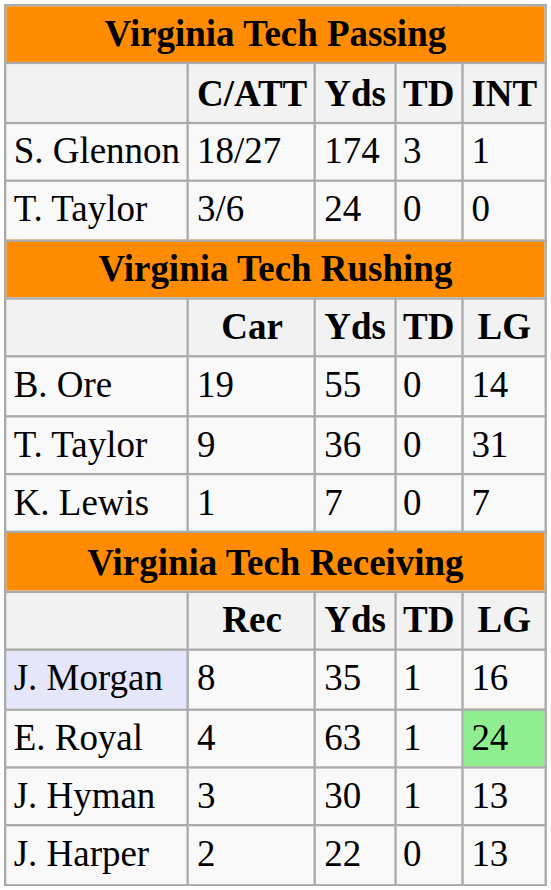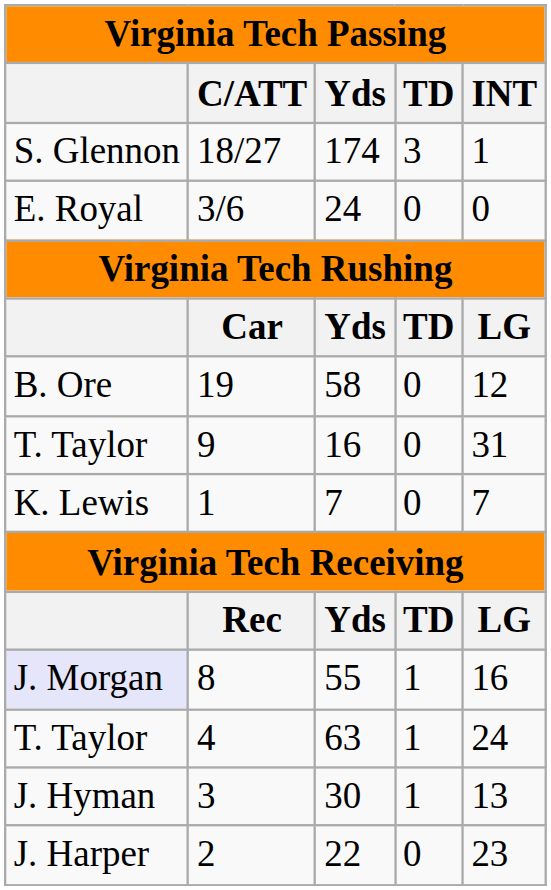(80, 209) T. Taylor -> (78, 209) E. Royal
(343, 385) 55 -> (343, 385) 58
(490, 385) 14 -> (490, 385) 12
(343, 444) 36 -> (343, 444) 16
(343, 678) 35 -> (343, 678) 55
(78, 737) E. Royal -> (80, 737) T. Taylor
(490, 737) lightgreen background -> (490, 737) no background
(490, 854) 13 -> (490, 854) 23
